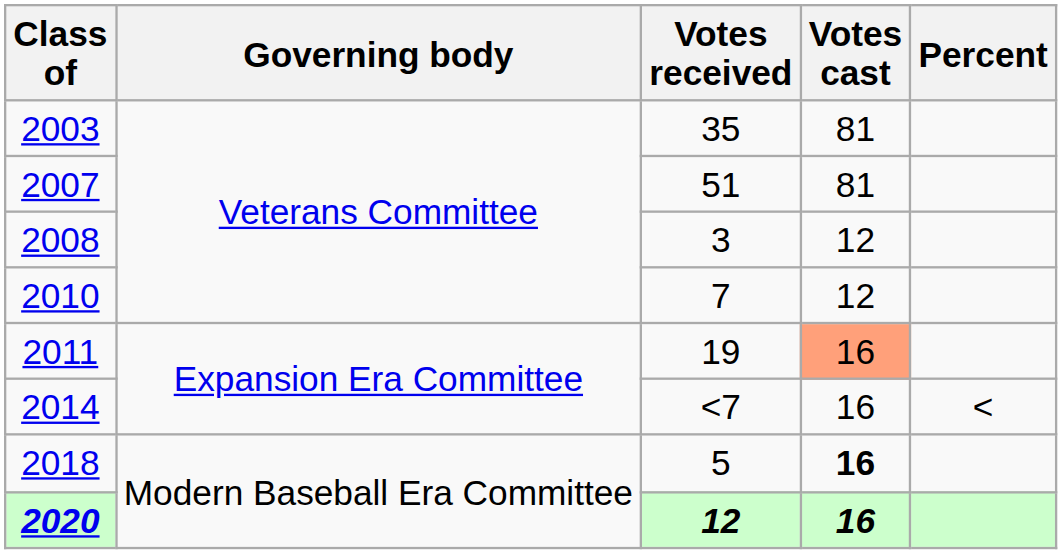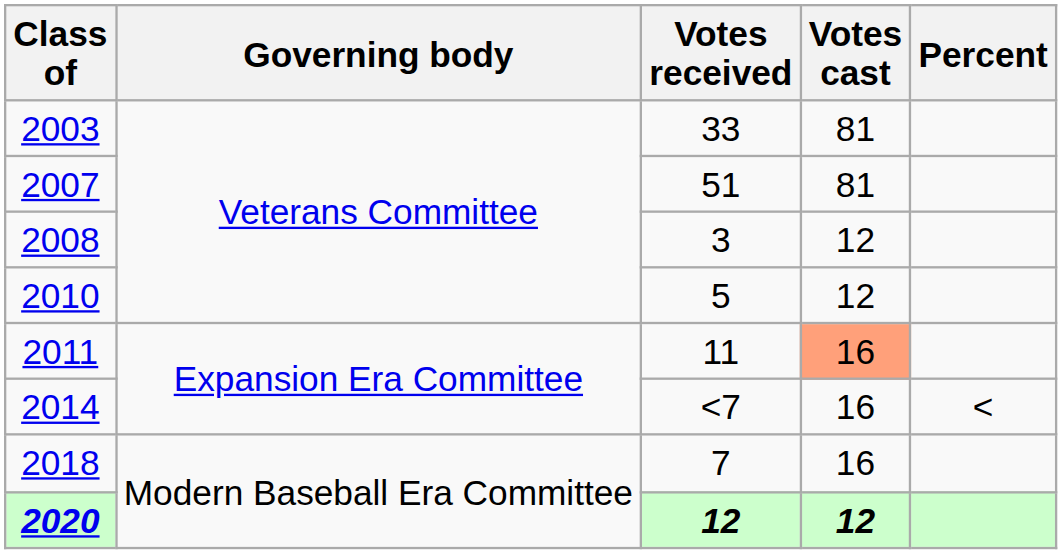(721, 129) 35 -> (721, 129) 33
(721, 296) 7 -> (721, 296) 5
(721, 352) 19 -> (721, 352) 11
(721, 463) 5 -> (721, 463) 7
(855, 463) bold -> (855, 463) normal
(855, 519) 16 -> (855, 519) 12
